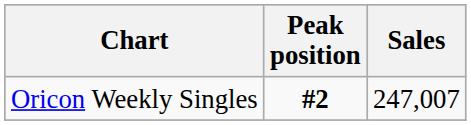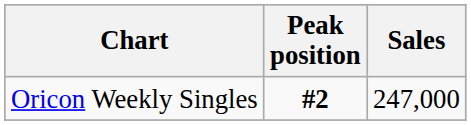(416, 98) 247,007 -> (416, 98) 247,000
